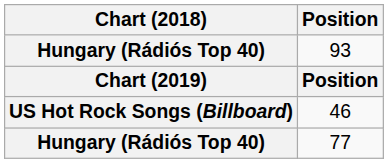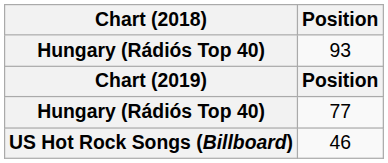rows swapped: (340, 142) <-> (340, 111)
